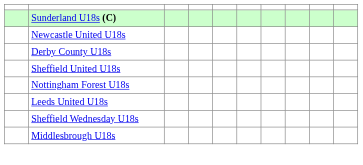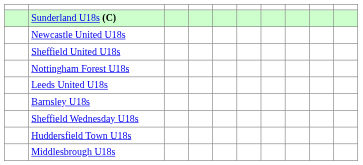- row: (71, 51)
+ row: (61, 102)
+ row: (81, 135)
